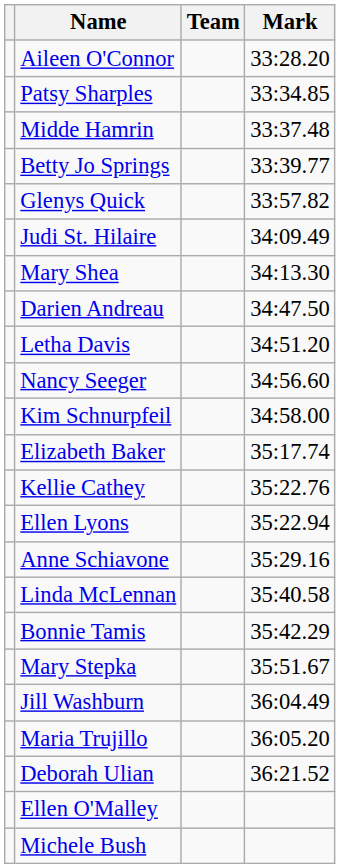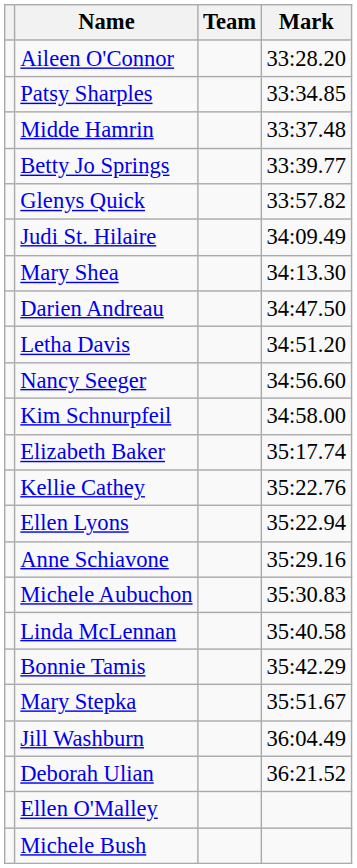+ row: (106, 594)
- row: (84, 737)
